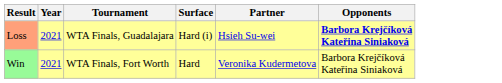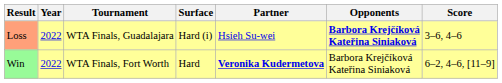+ column: (460, 12)
(51, 35) 2021 -> (51, 35) 2022
(51, 64) 2021 -> (51, 64) 2022
(267, 64) normal -> (271, 64) bold
